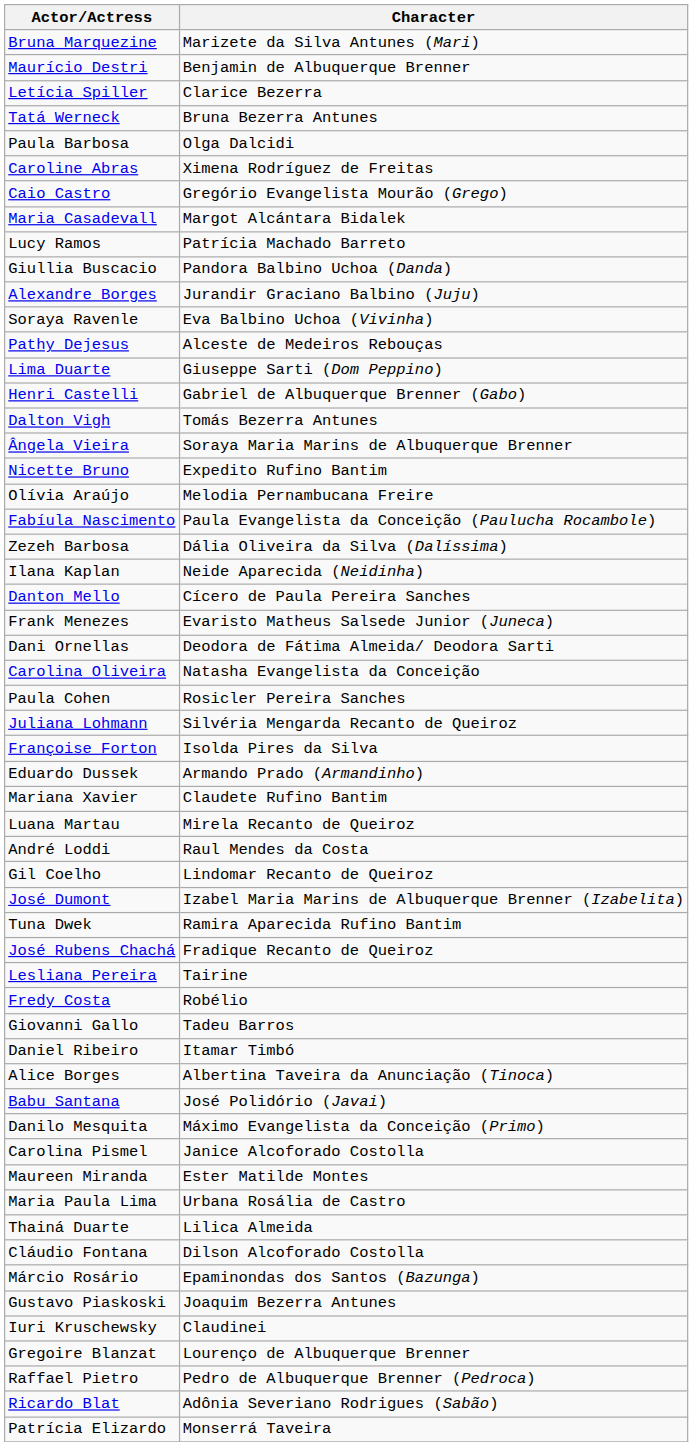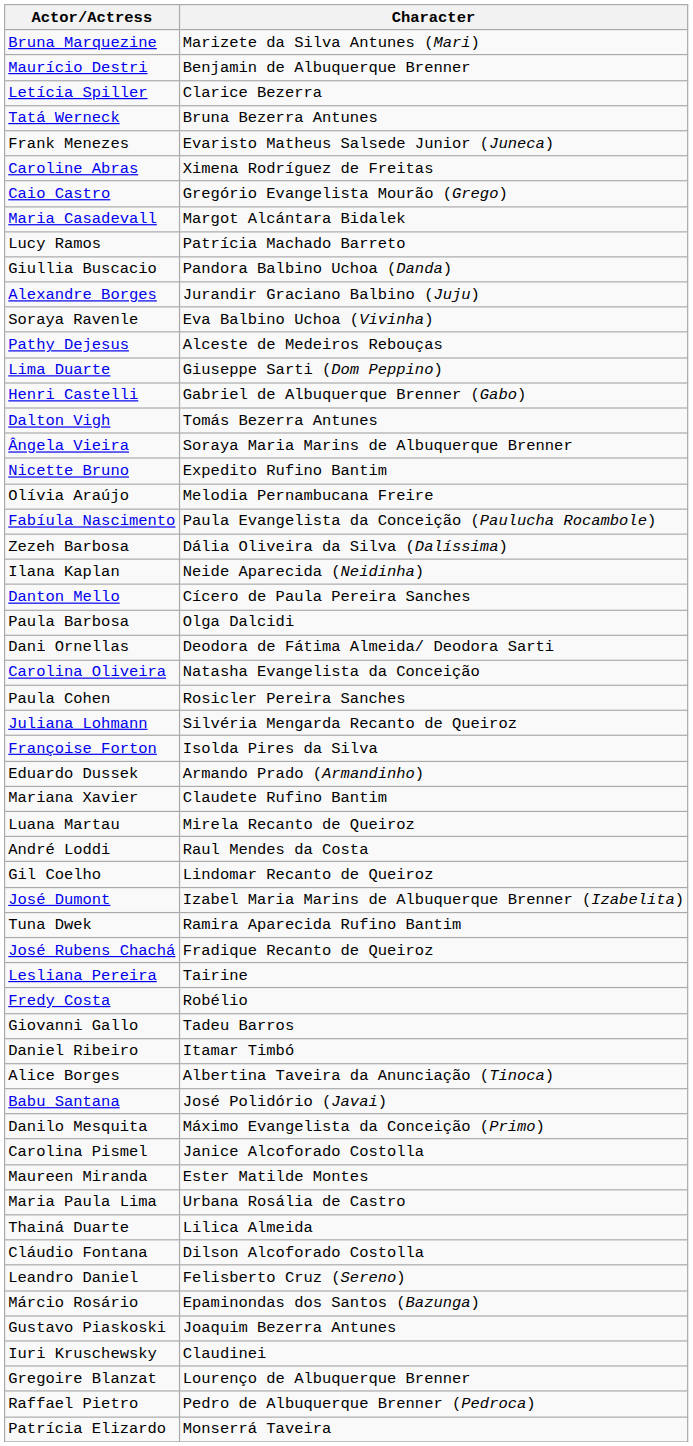rows swapped: (69, 622) <-> (69, 143)
+ row: (73, 1278)
- row: (64, 1404)
